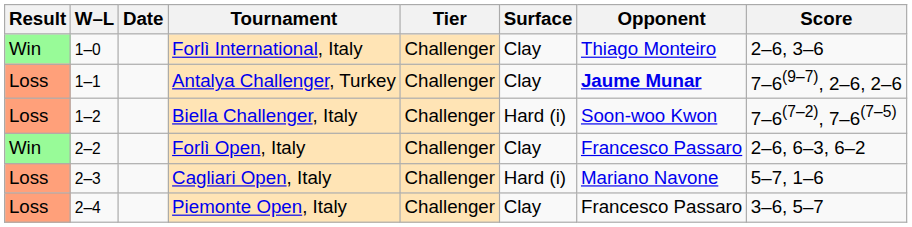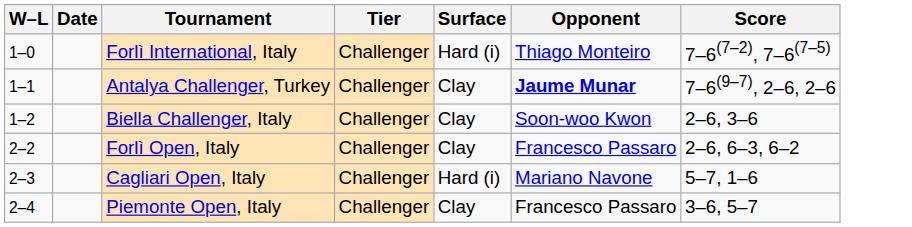- column: (38, 19)
(522, 49) Clay -> (469, 51) Hard (i)
(787, 49) 2–6, 3–6 -> (758, 51) 7–6(7–2), 7–6(7–5)
(535, 115) Hard (i) -> (457, 118) Clay
(824, 116) 7–6(7–2), 7–6(7–5) -> (721, 118) 2–6, 3–6
